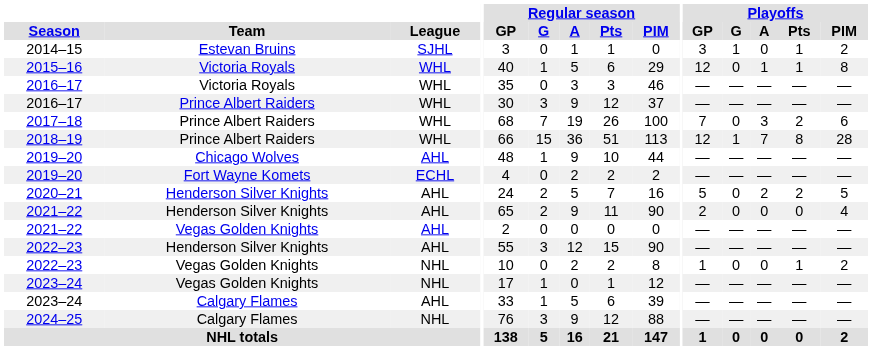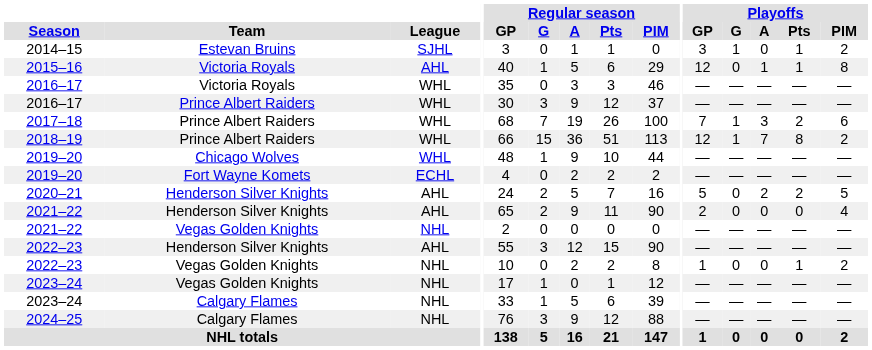(435, 67) WHL -> (435, 67) AHL
(736, 121) 0 -> (736, 121) 1
(844, 139) 28 -> (844, 139) 2
(435, 157) AHL -> (435, 157) WHL
(435, 229) AHL -> (435, 229) NHL
(435, 301) AHL -> (435, 301) NHL
